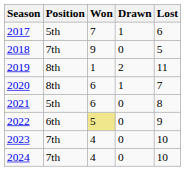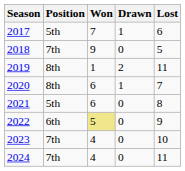(162, 157) 10 -> (162, 157) 11
